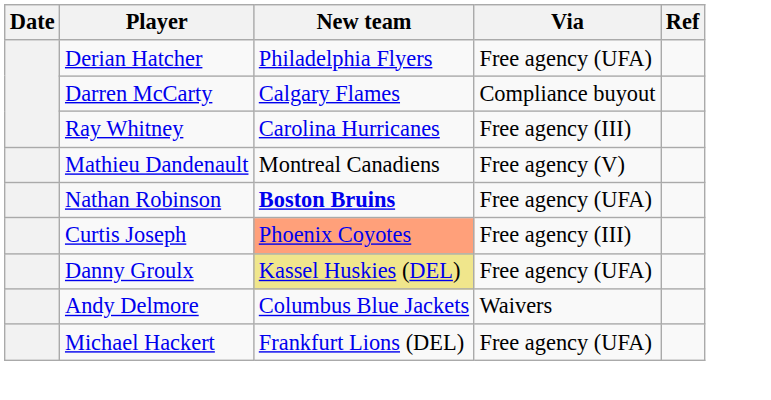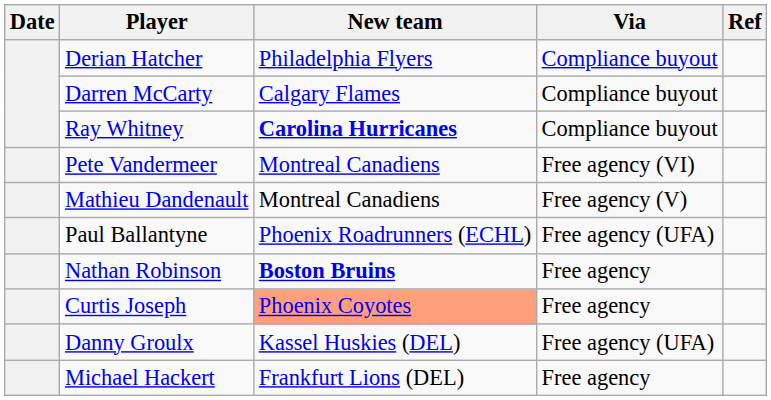(566, 57) Free agency (UFA) -> (630, 57) Compliance buyout
(349, 128) normal -> (358, 128) bold
(555, 128) Free agency (III) -> (630, 128) Compliance buyout
+ row: (141, 164)
+ row: (136, 235)
(566, 199) Free agency (UFA) -> (596, 270) Free agency
(555, 235) Free agency (III) -> (596, 306) Free agency
(360, 270) khaki background -> (360, 341) no background
- row: (132, 306)
(566, 341) Free agency (UFA) -> (596, 377) Free agency
